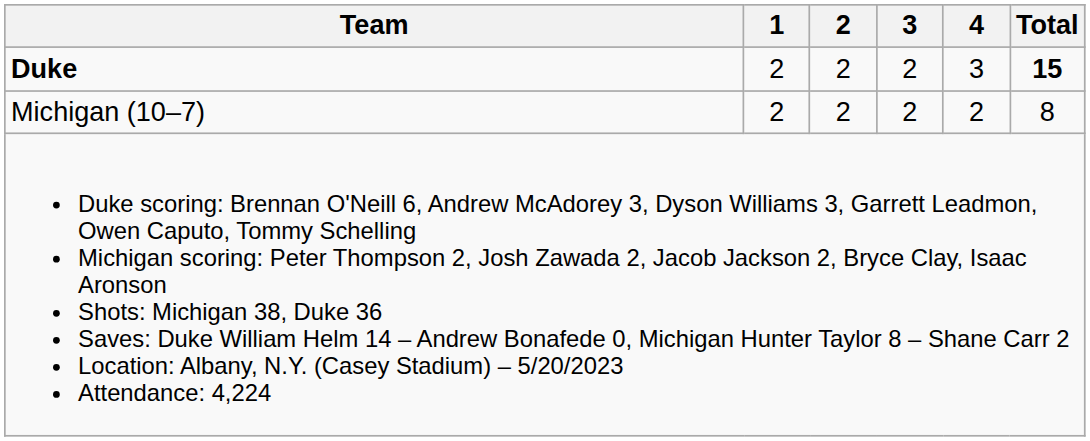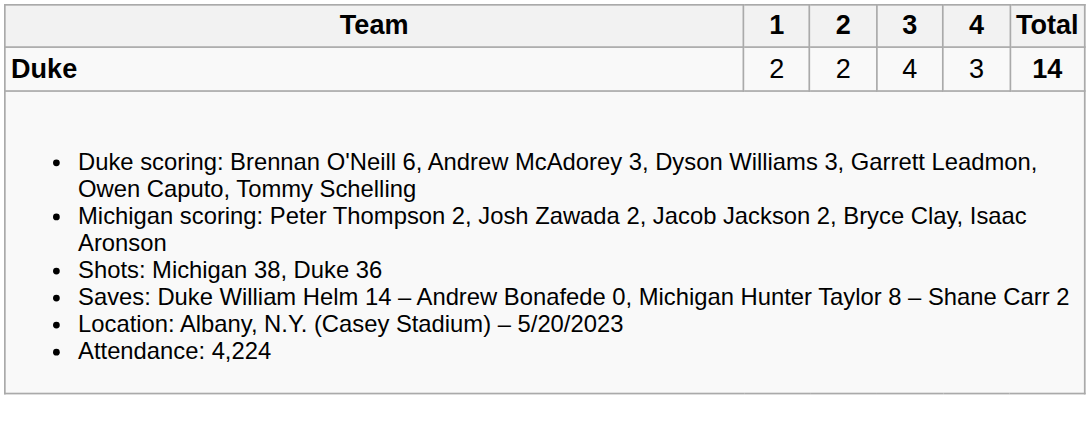(910, 68) 2 -> (910, 68) 4
(1047, 68) 15 -> (1047, 68) 14
- row: (108, 111)
